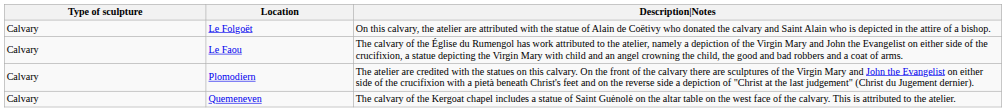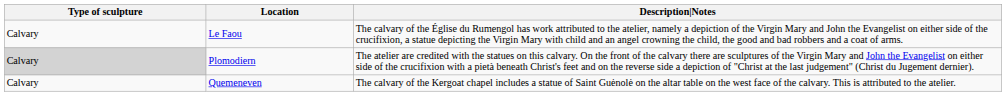- row: (230, 28)
(23, 77) no background -> (23, 61) lightgrey background
